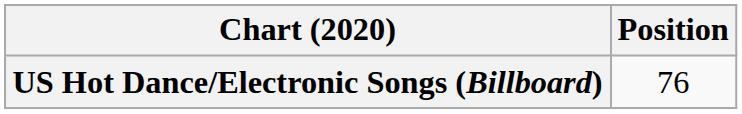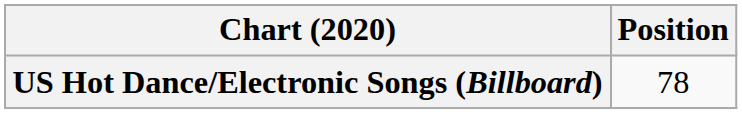(673, 81) 76 -> (673, 81) 78
